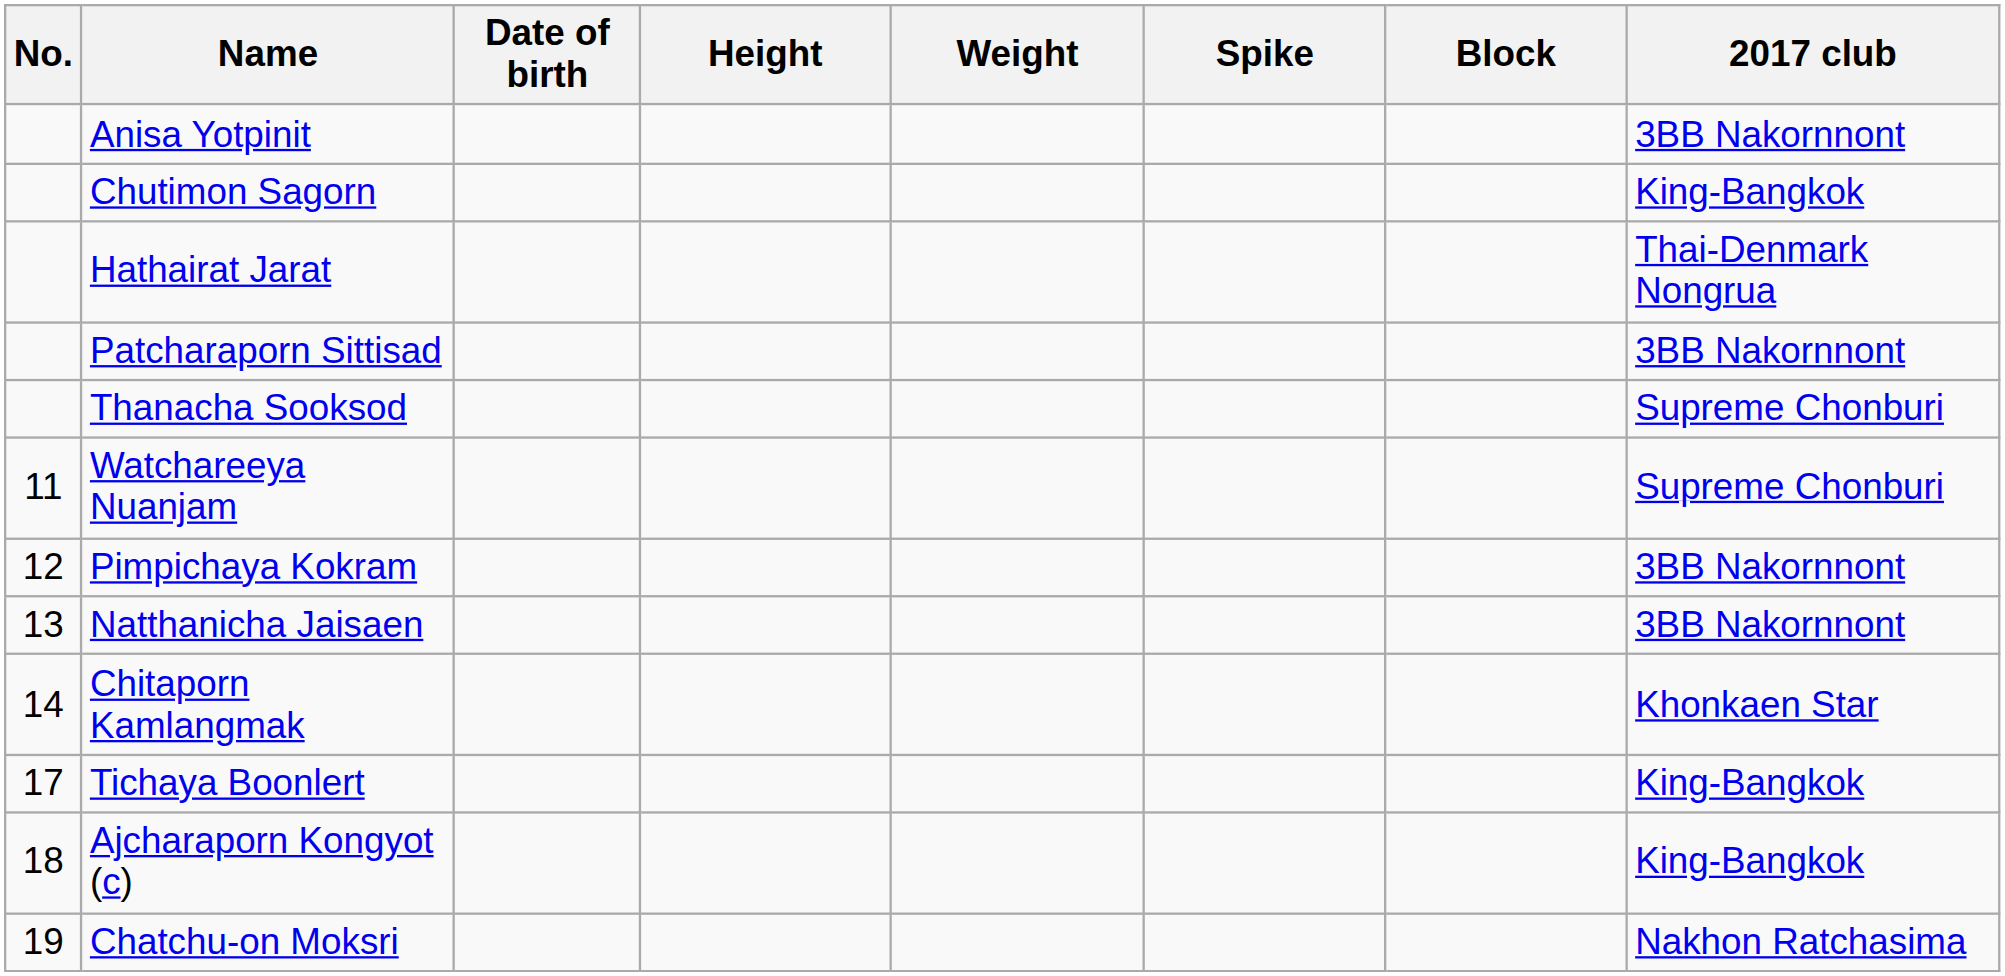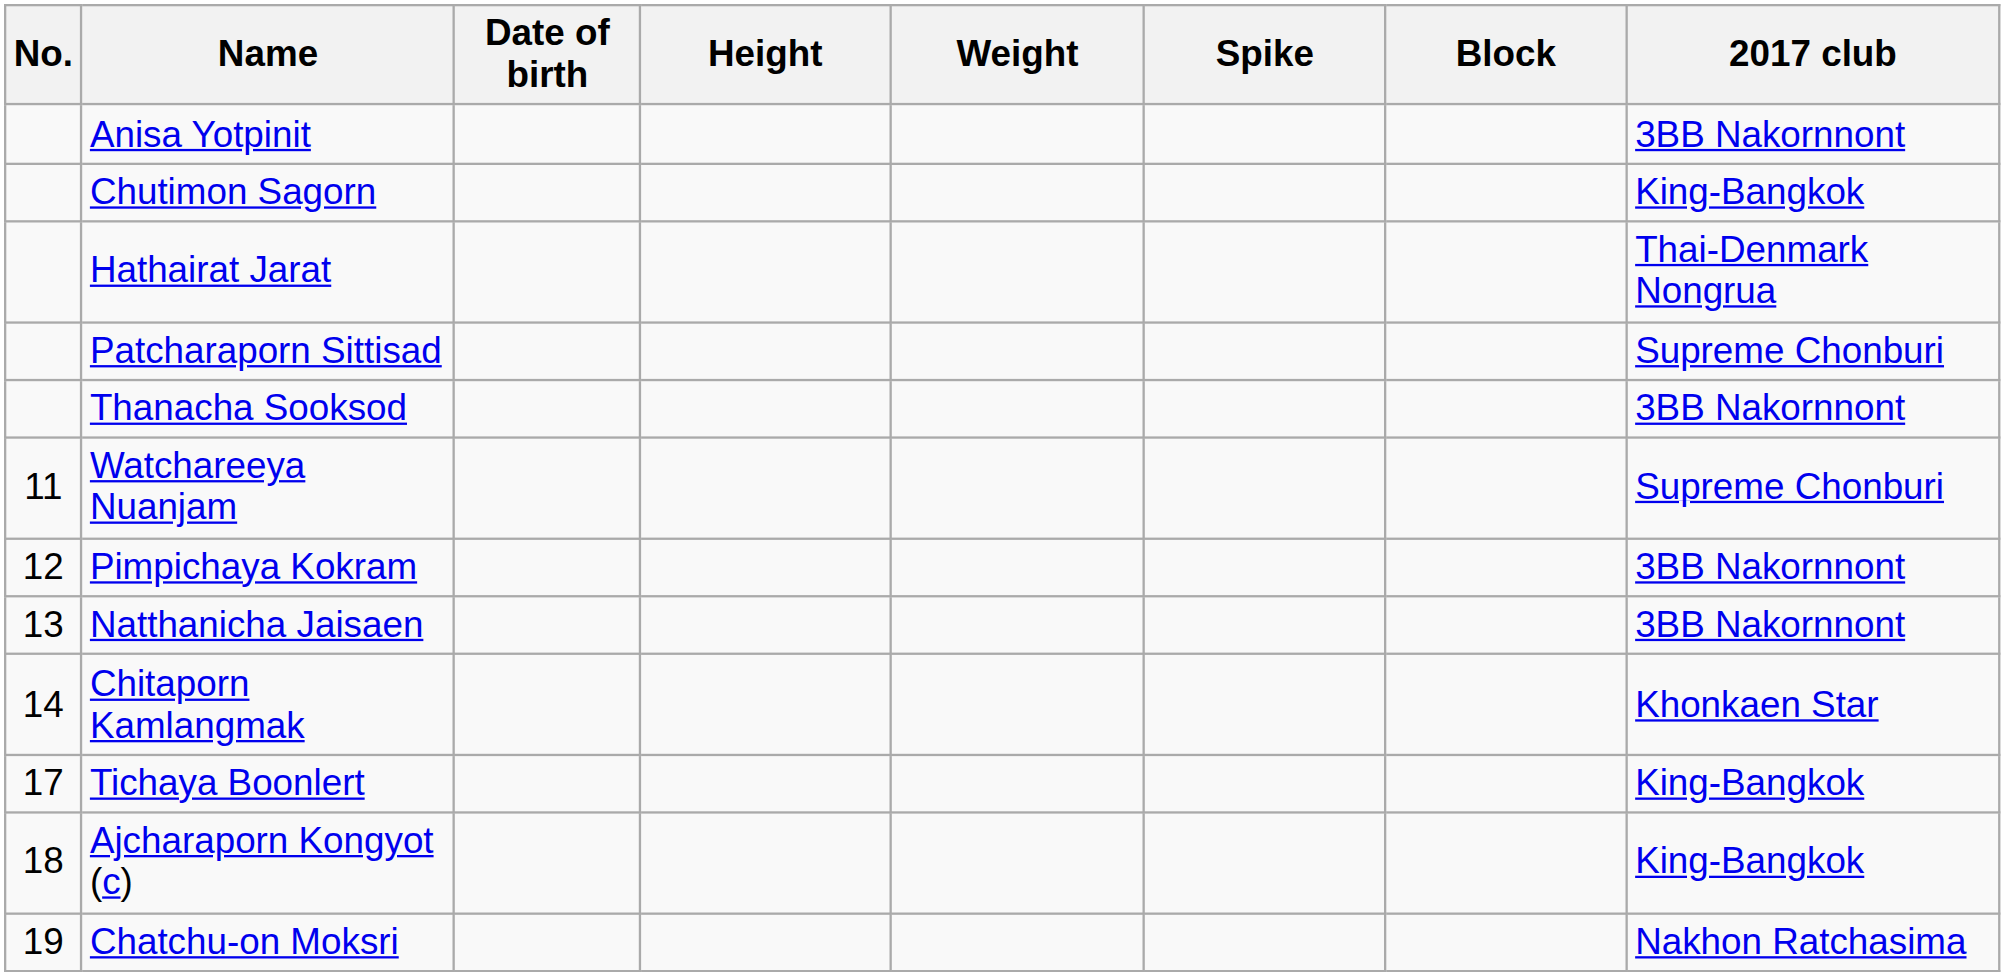(1770, 349) 3BB Nakornnont -> (1790, 349) Supreme Chonburi
(1790, 408) Supreme Chonburi -> (1770, 408) 3BB Nakornnont
